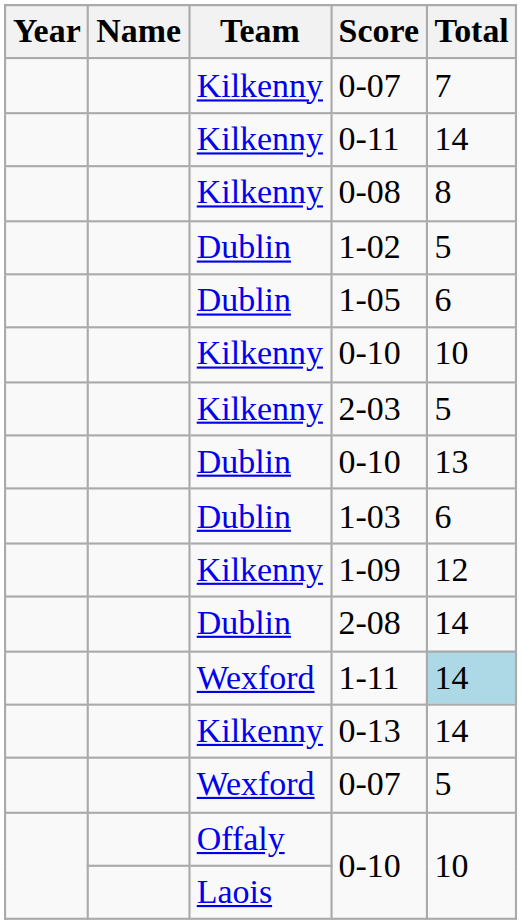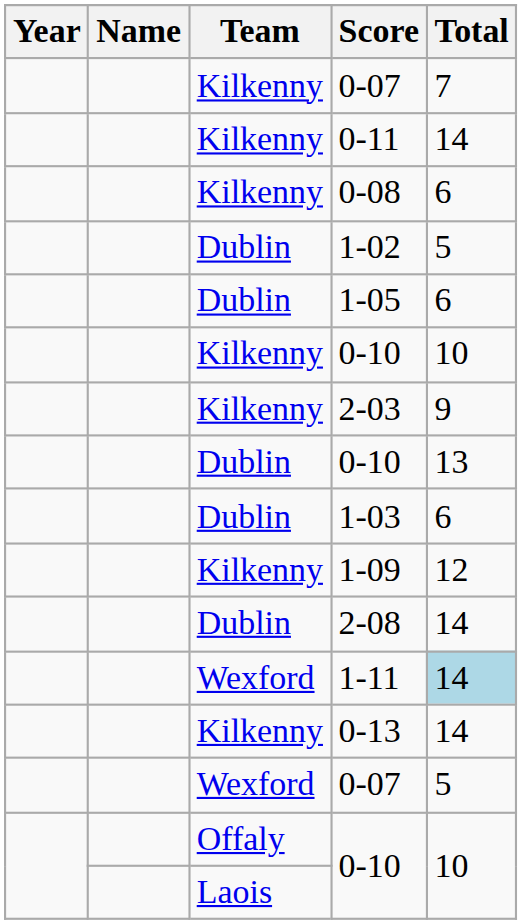(443, 192) 8 -> (443, 192) 6
(443, 407) 5 -> (443, 407) 9
